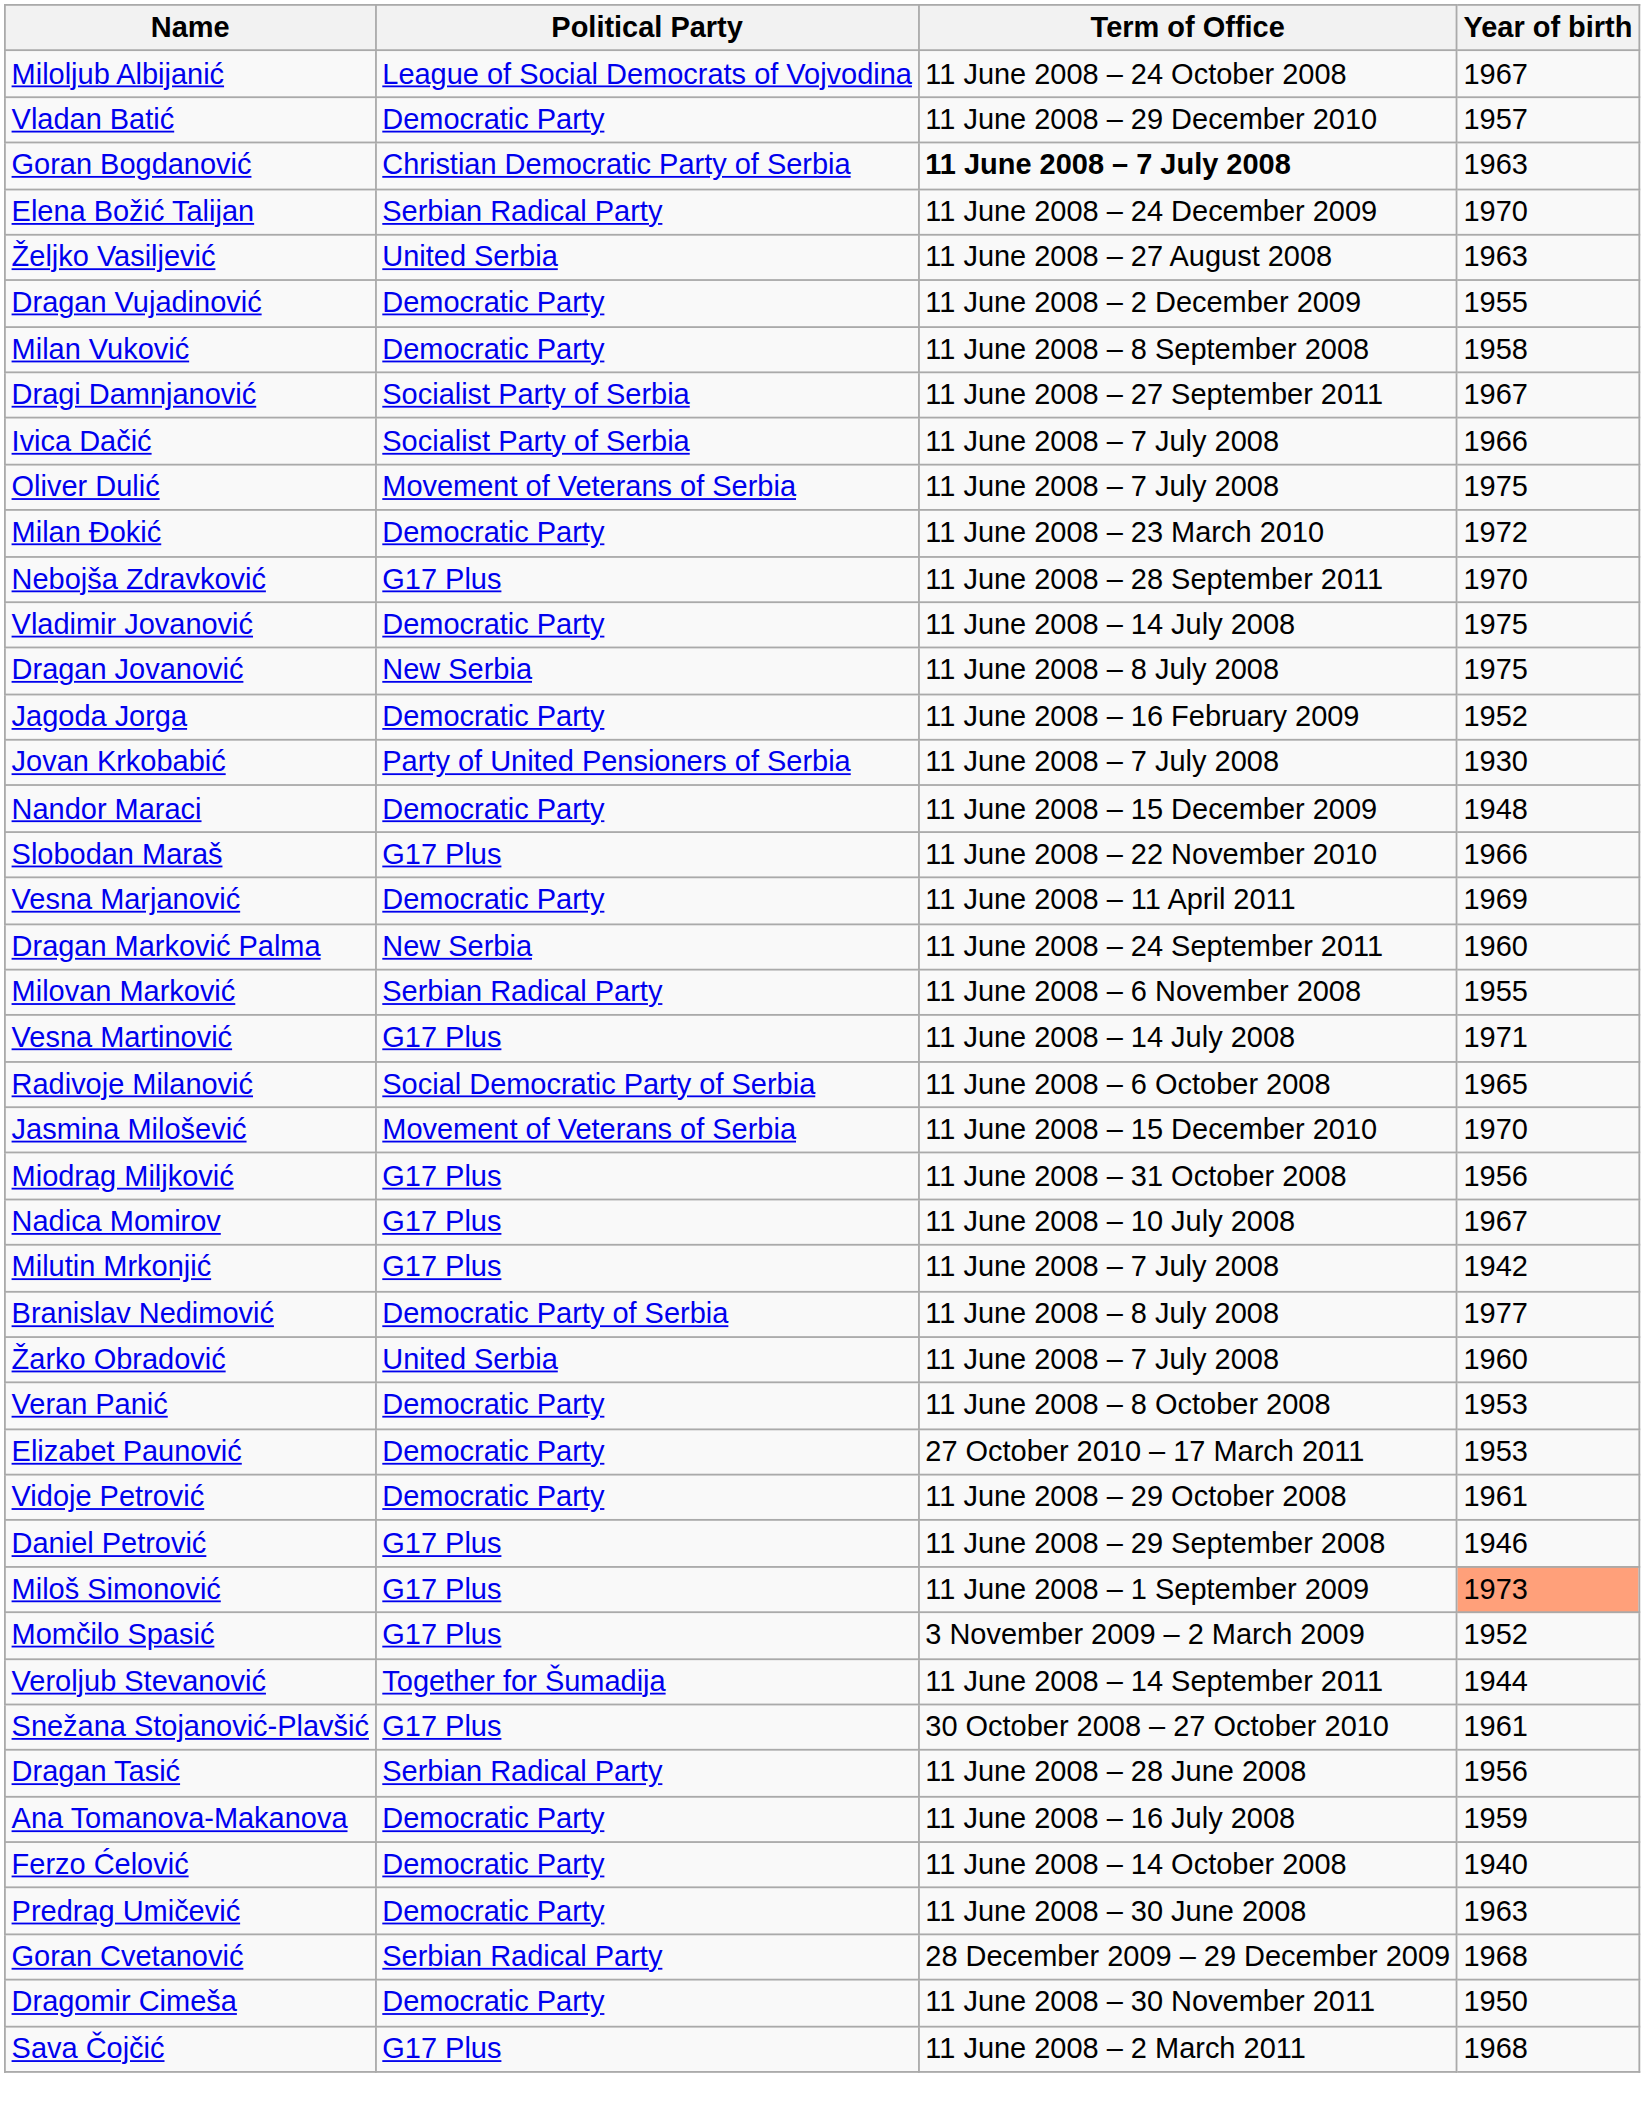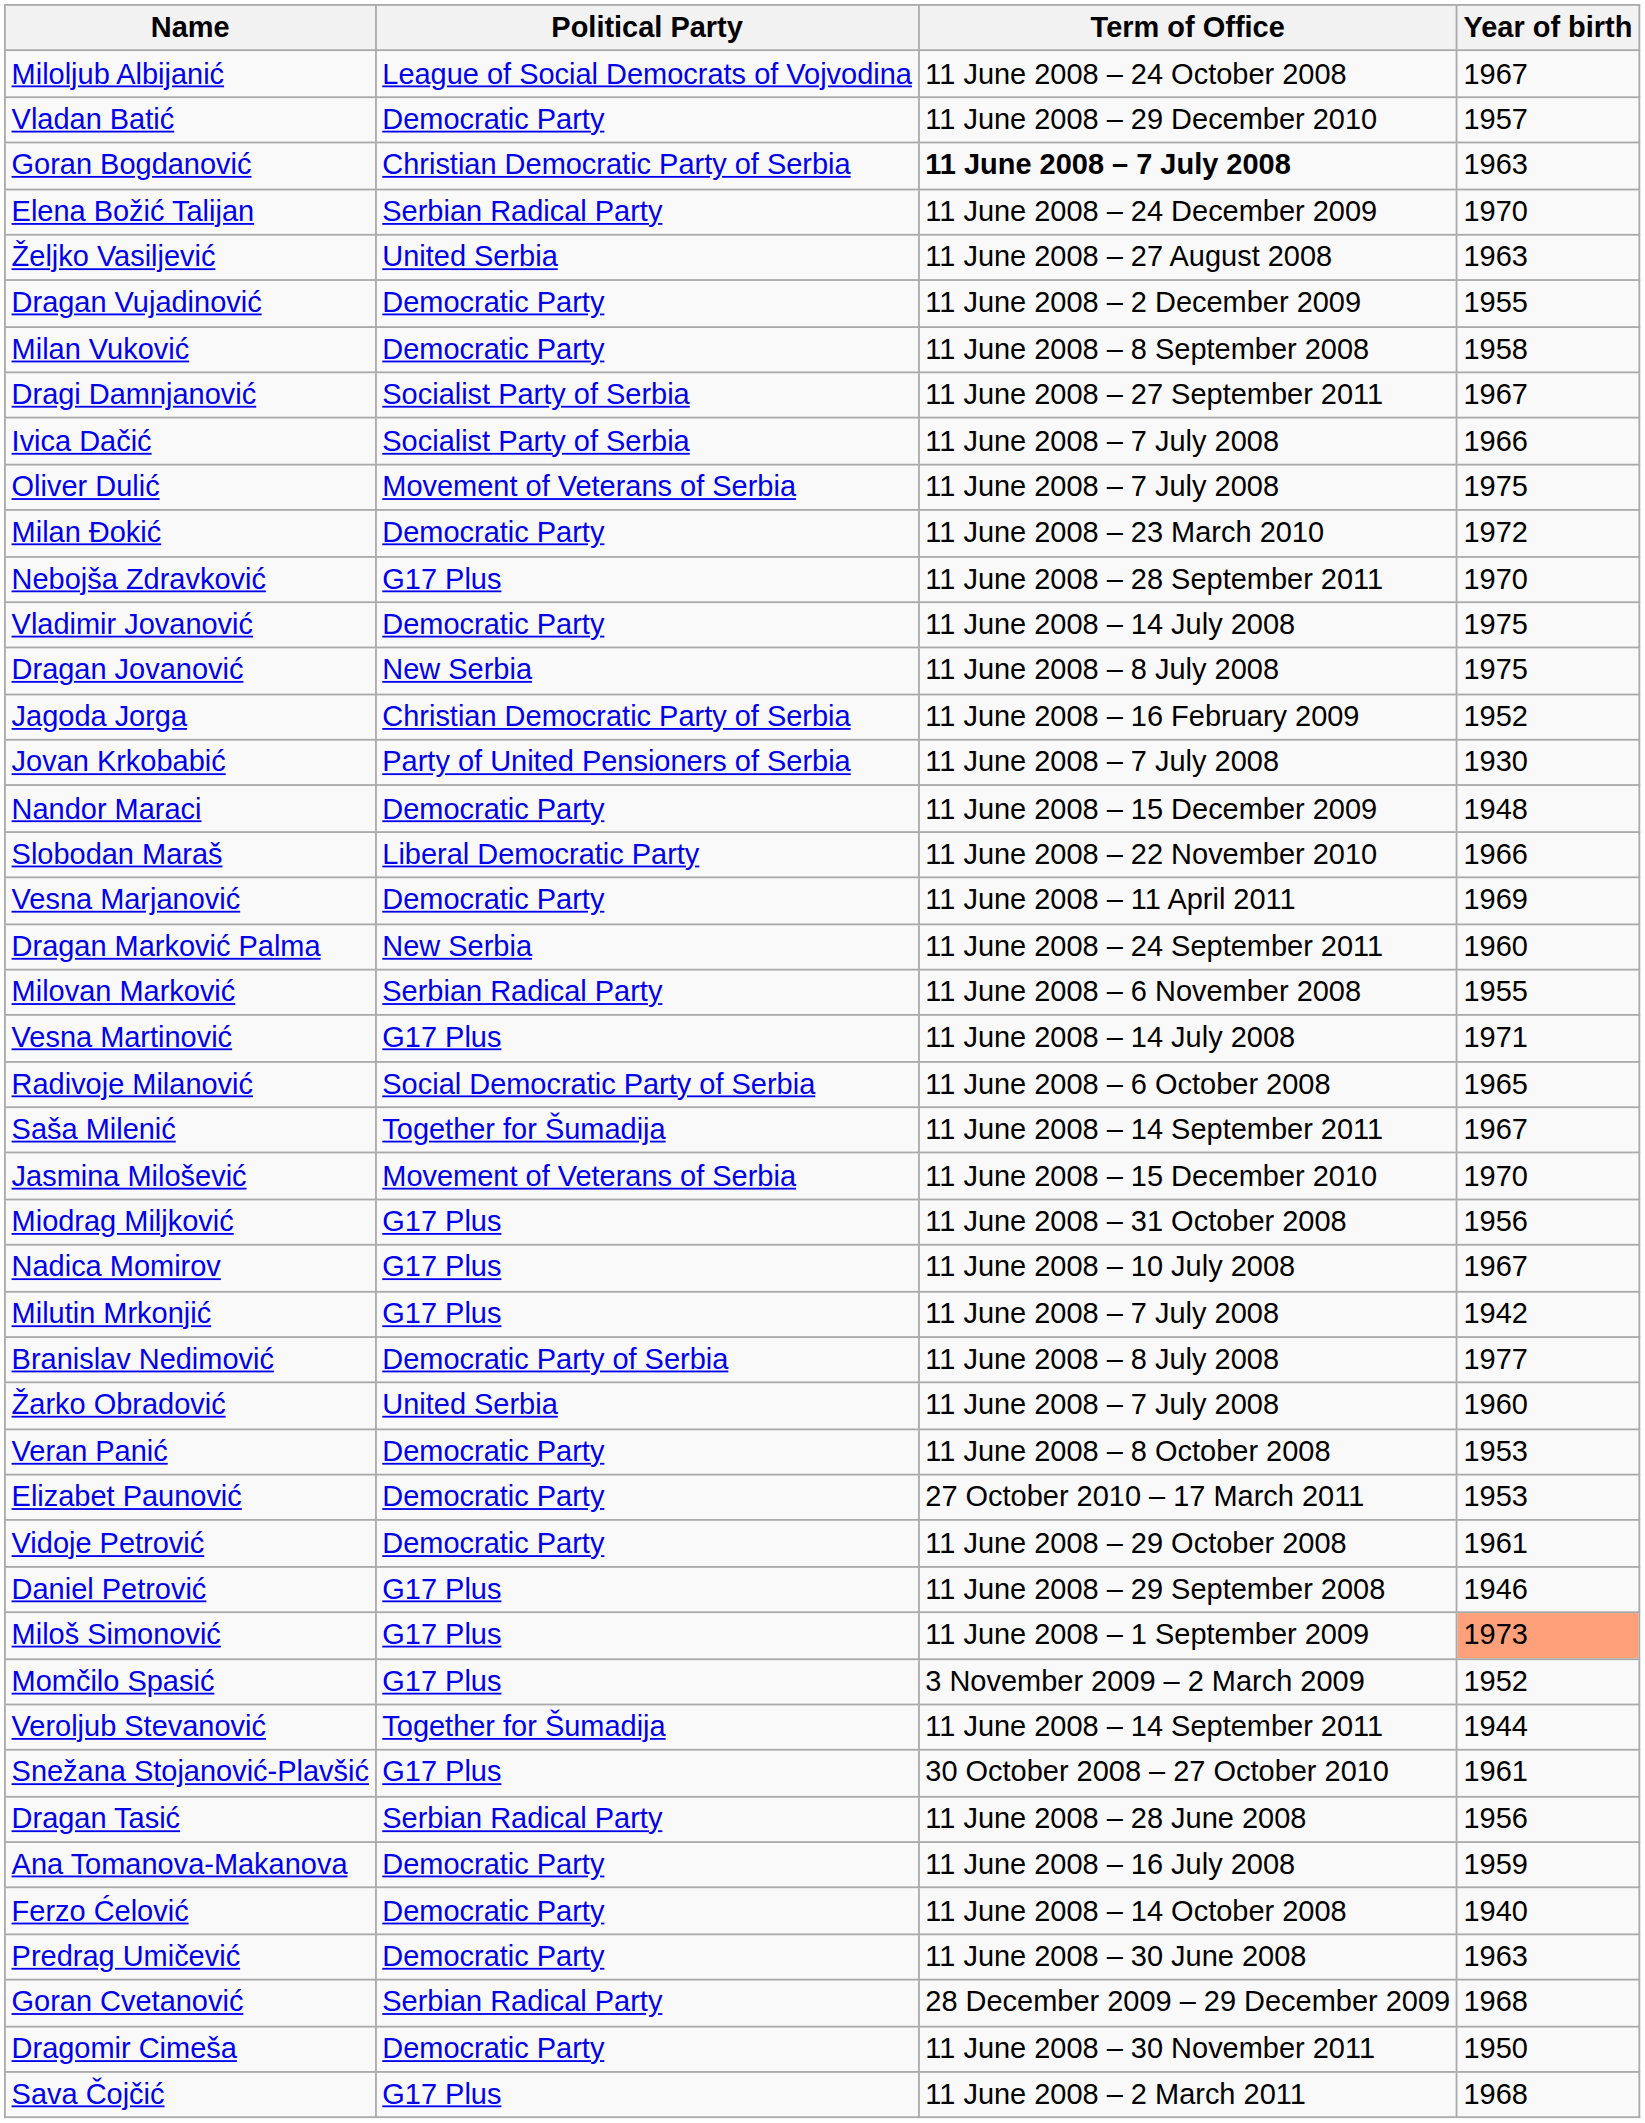(493, 716) Democratic Party -> (616, 716) Christian Democratic Party of Serbia
(442, 854) G17 Plus -> (541, 854) Liberal Democratic Party
+ row: (94, 1129)
